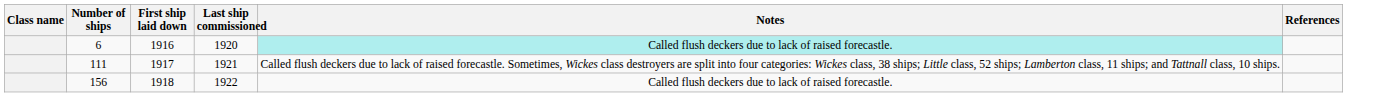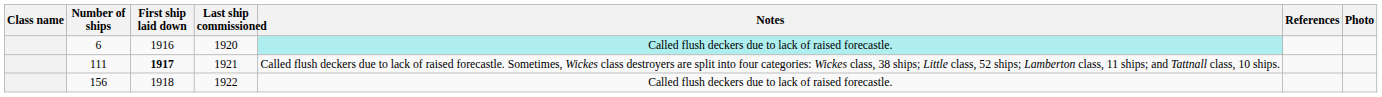+ column: (1360, 20)
(162, 63) normal -> (162, 63) bold
